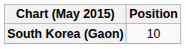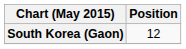(154, 33) 10 -> (154, 33) 12
